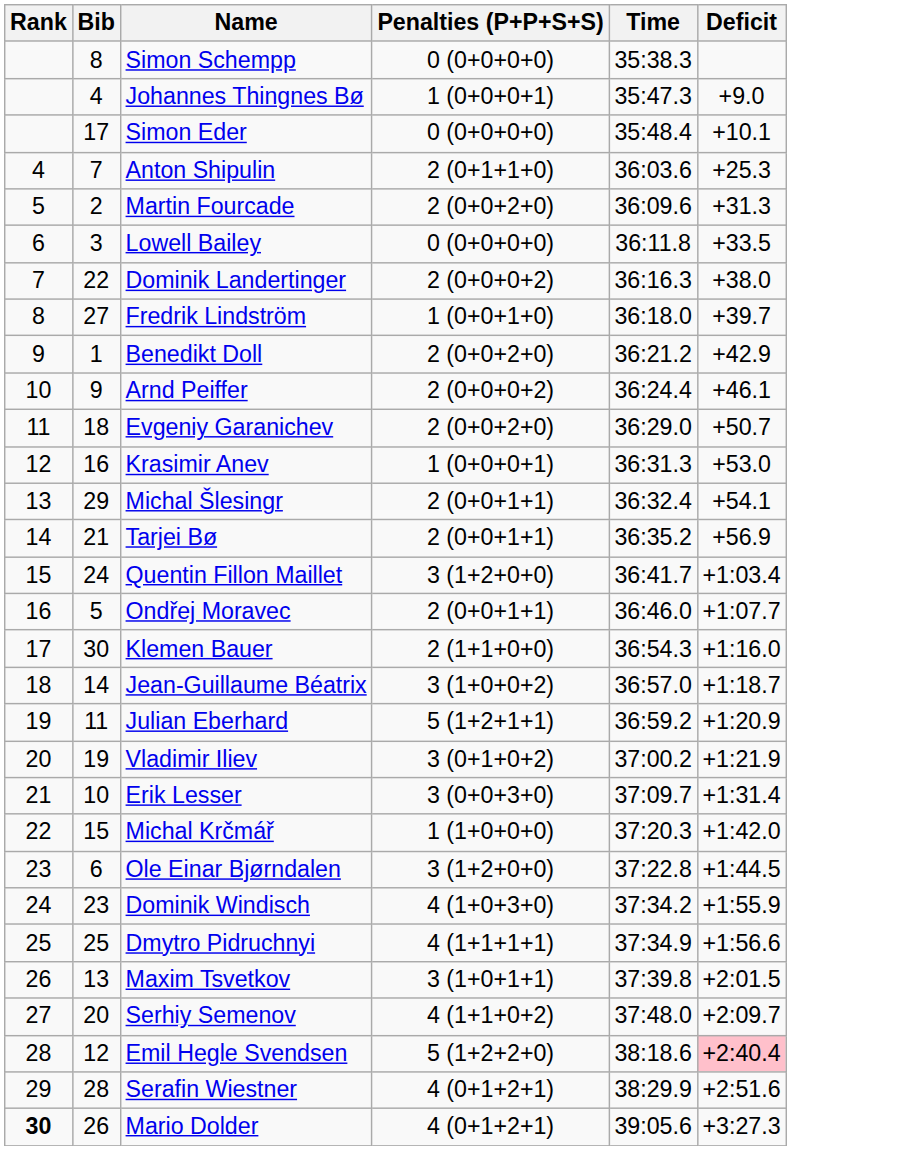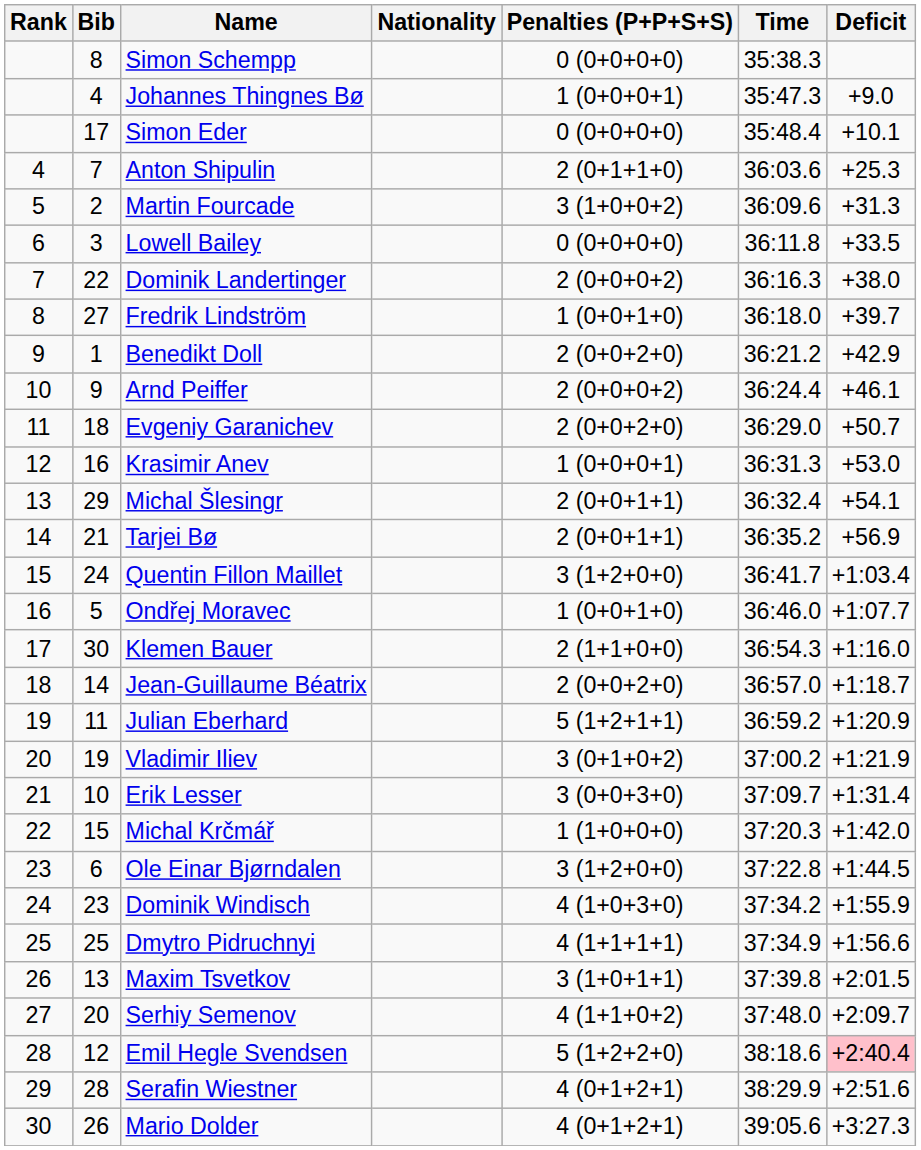+ column: (437, 22)
(491, 206) 2 (0+0+2+0) -> (620, 206) 3 (1+0+0+2)
(491, 611) 2 (0+0+1+1) -> (620, 611) 1 (0+0+1+0)
(491, 685) 3 (1+0+0+2) -> (620, 685) 2 (0+0+2+0)
(38, 1126) bold -> (38, 1126) normal
